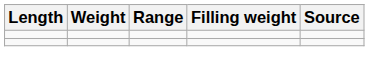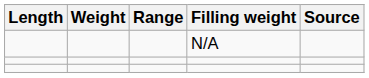+ row: (36, 44)
